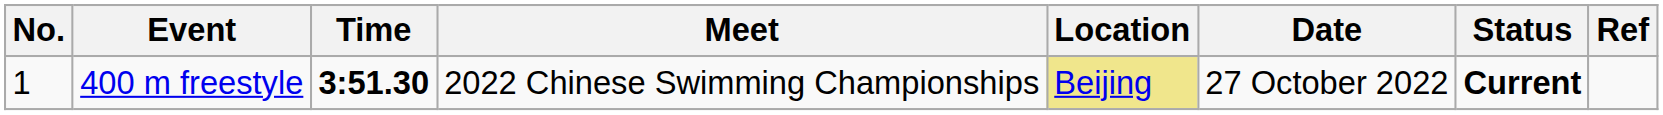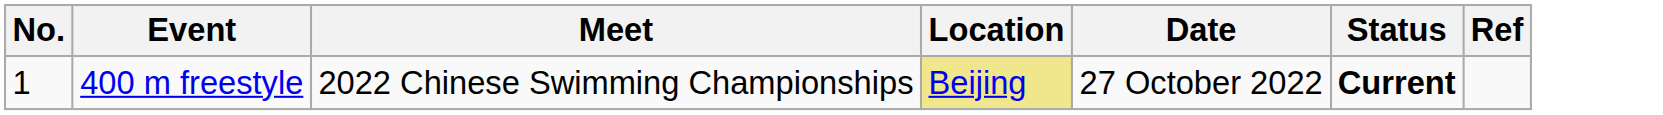- column: (374, 30)
